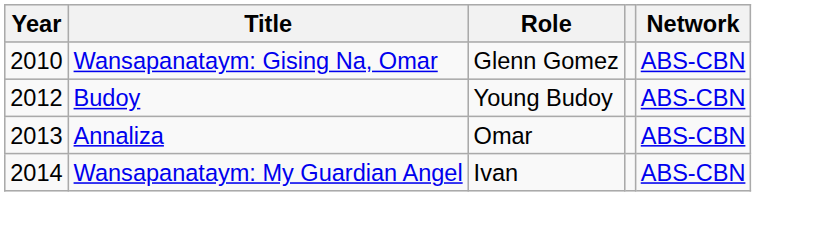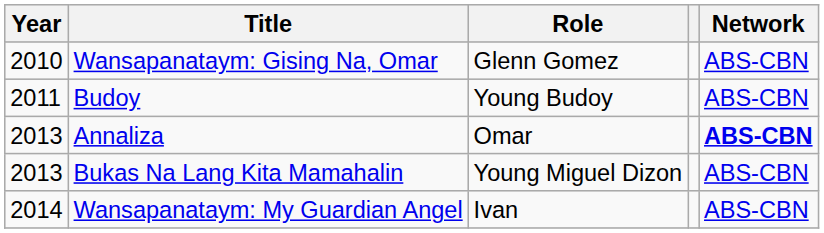(36, 98) 2012 -> (36, 98) 2011
(693, 136) normal -> (758, 136) bold
+ row: (238, 173)
